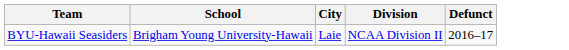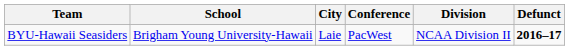+ column: (379, 14)
(471, 34) normal -> (539, 34) bold
